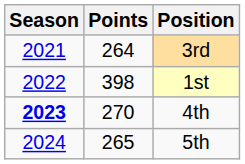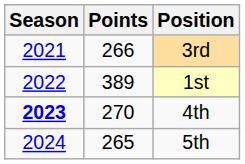(118, 51) 264 -> (118, 51) 266
(118, 81) 398 -> (118, 81) 389
